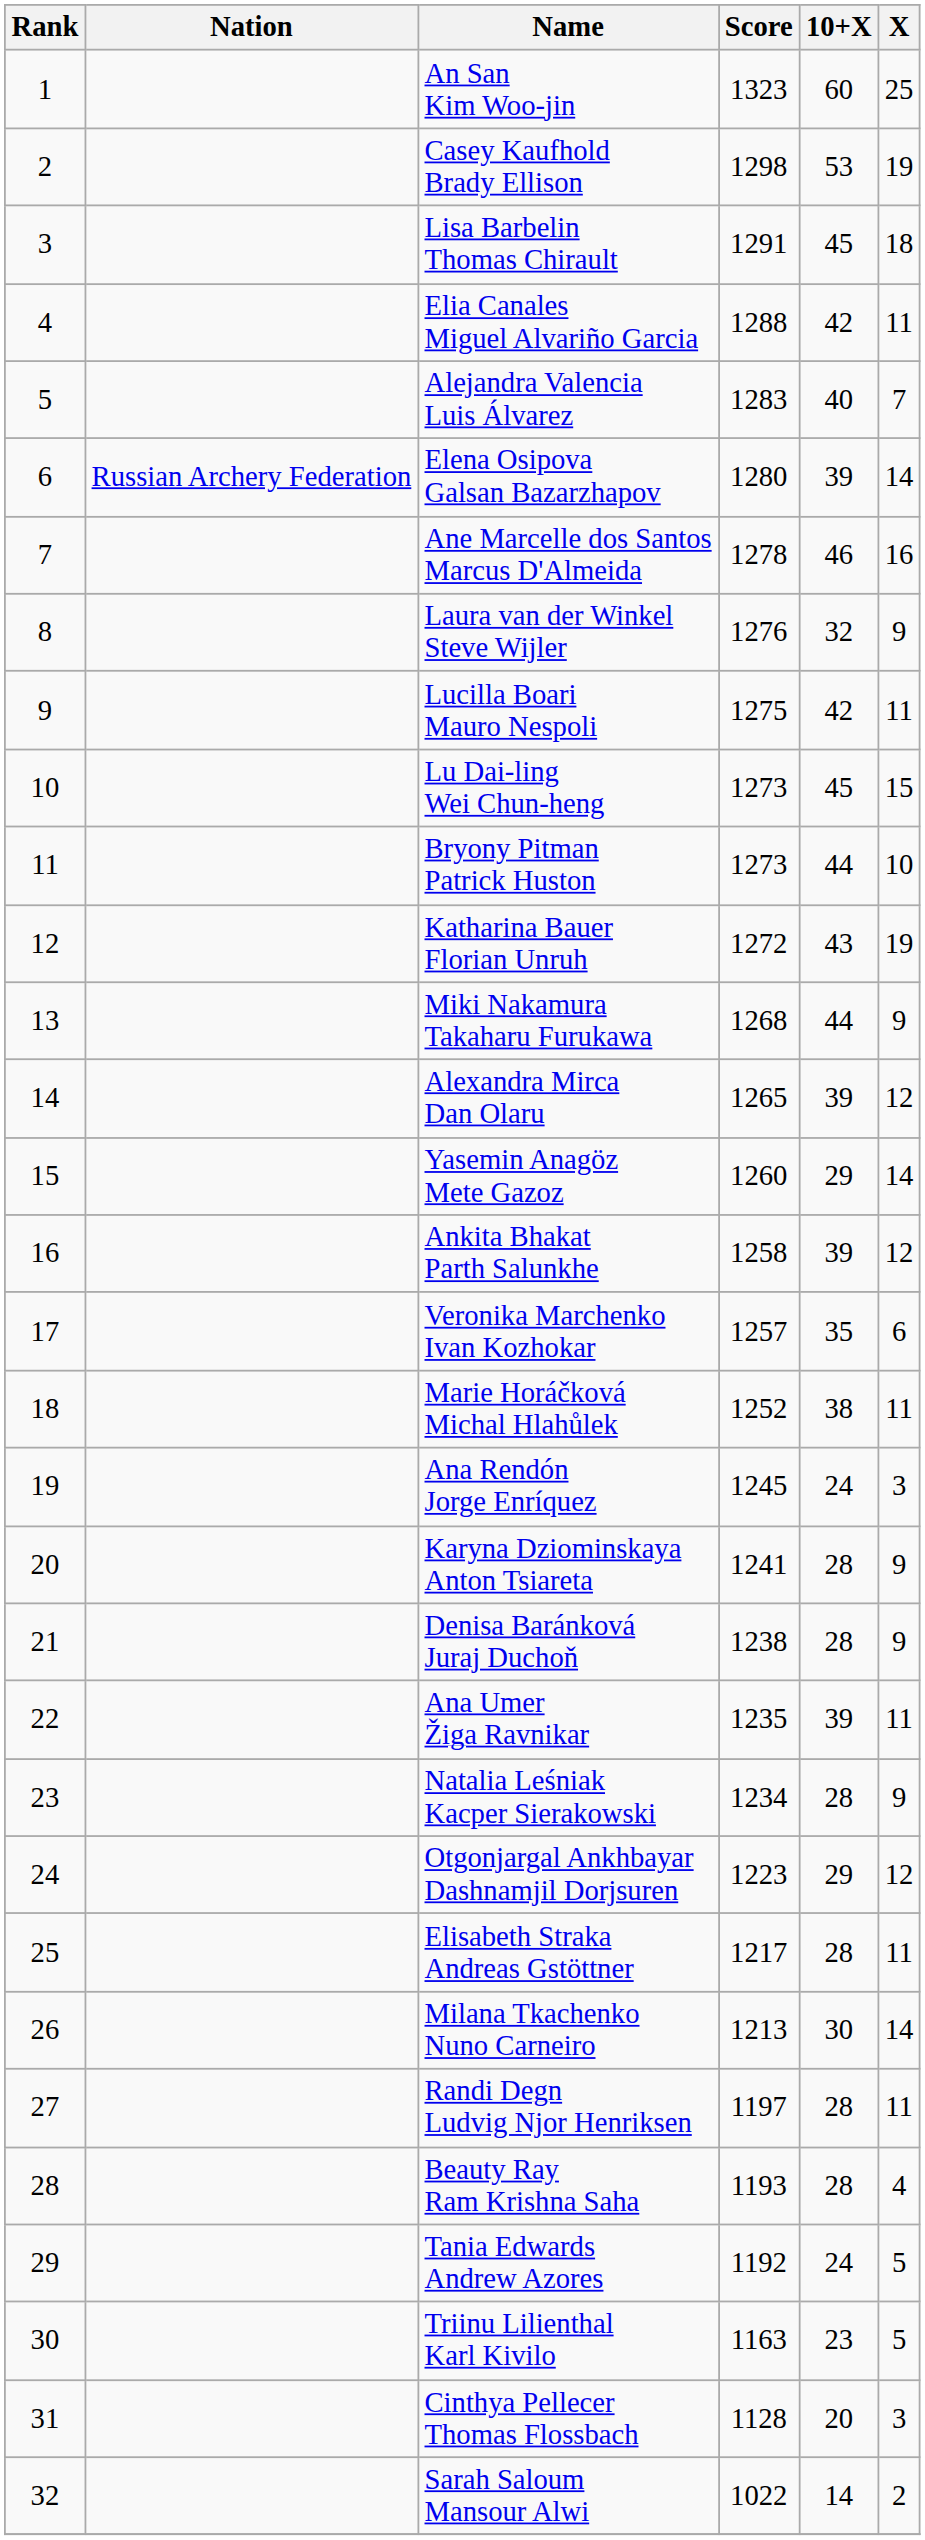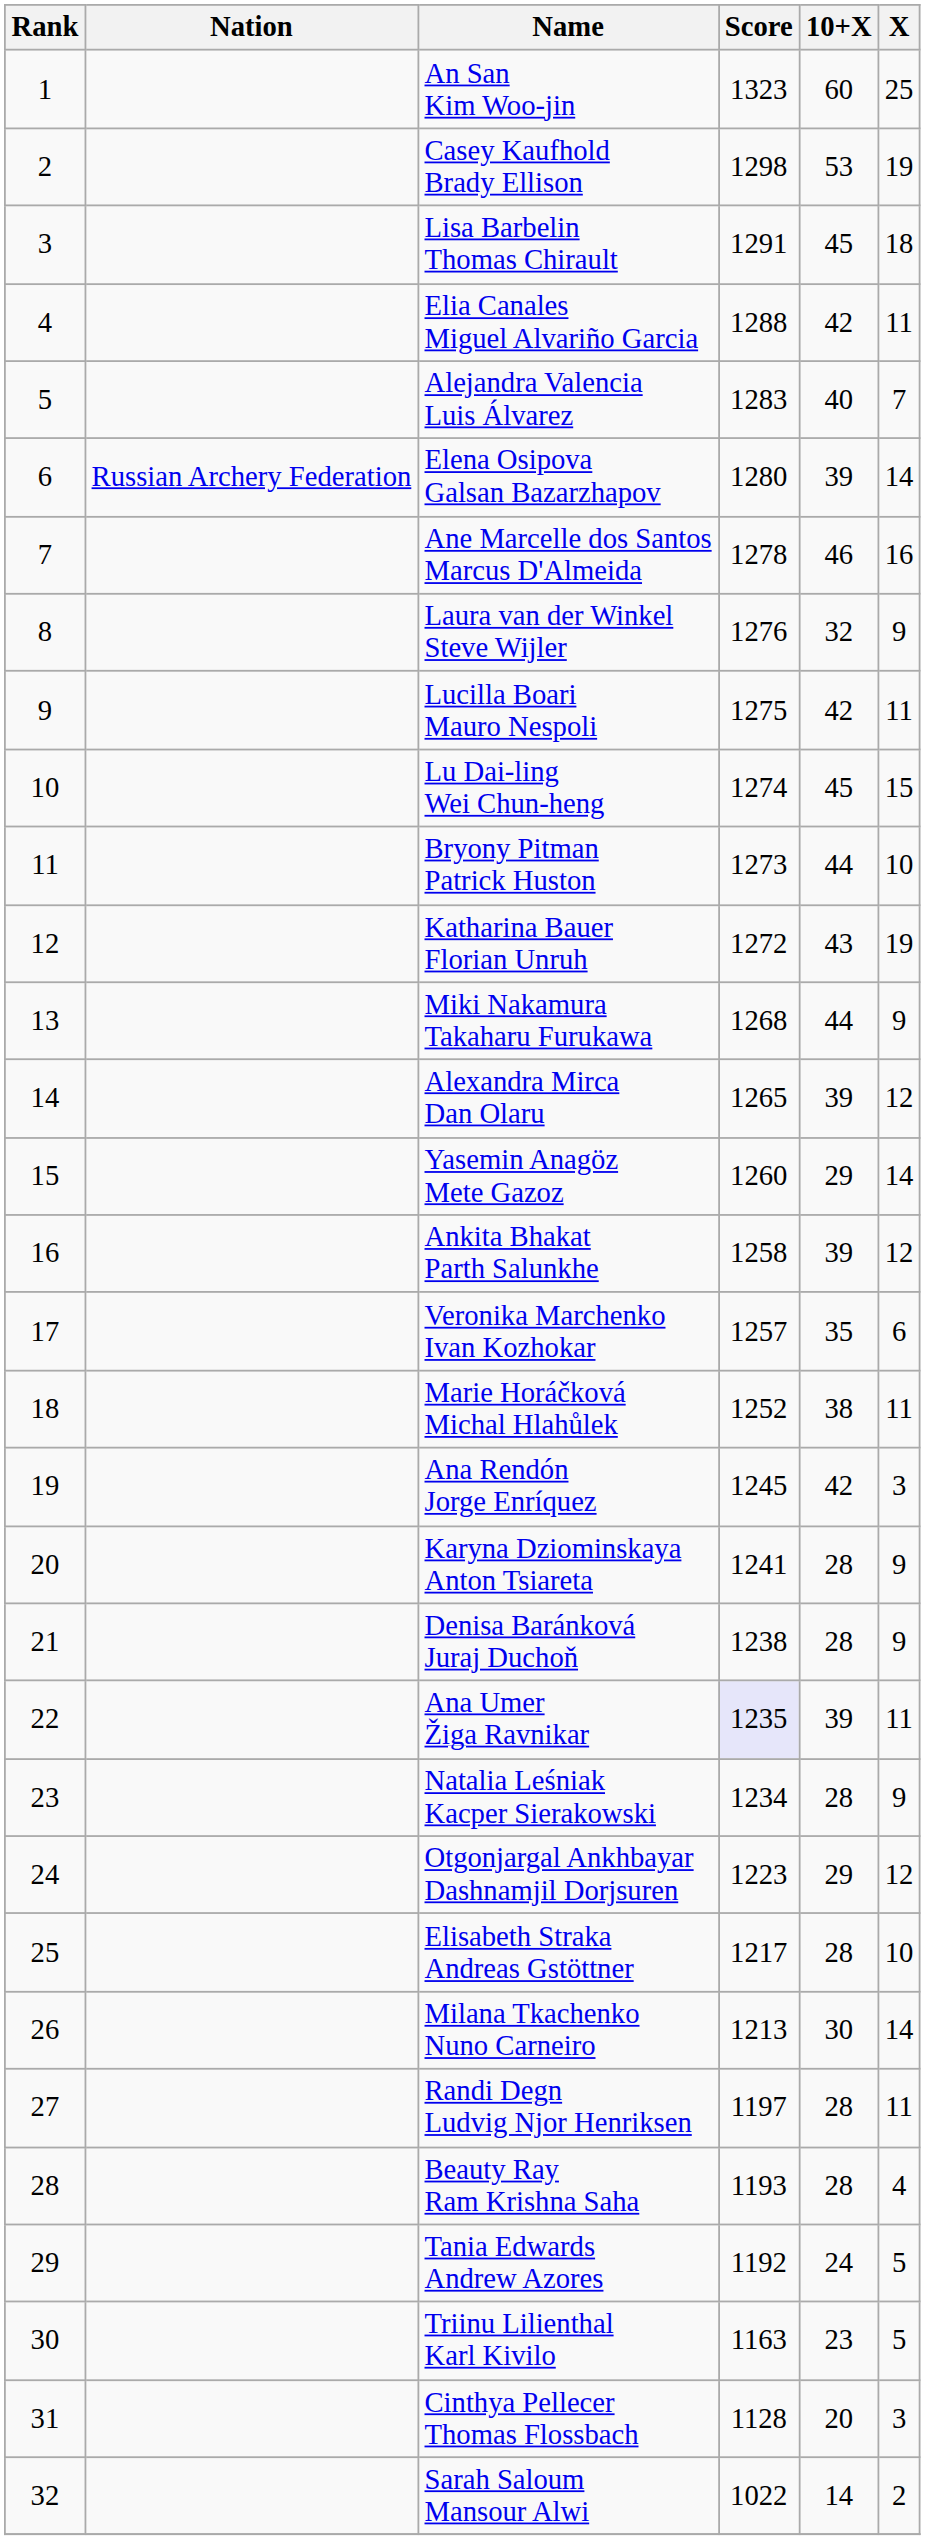(759, 787) 1273 -> (759, 787) 1274
(839, 1486) 24 -> (839, 1486) 42
(759, 1719) no background -> (759, 1719) lavender background
(899, 1952) 11 -> (899, 1952) 10
